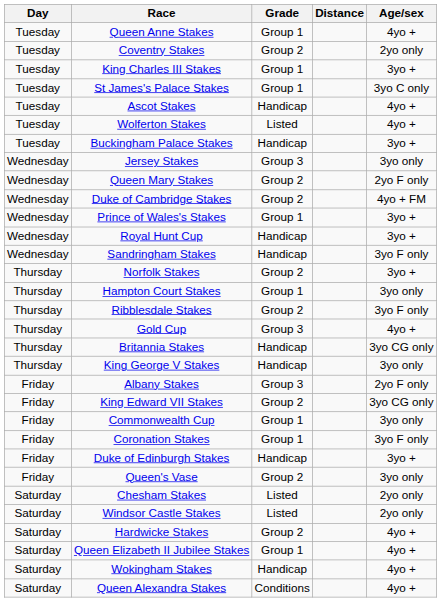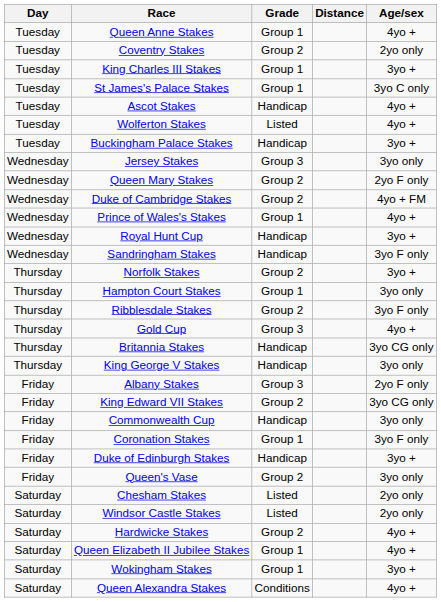(401, 217) 3yo + -> (401, 217) 4yo +
(282, 421) Group 1 -> (282, 421) Handicap
(282, 569) Handicap -> (282, 569) Group 1
(401, 569) 4yo + -> (401, 569) 3yo +
